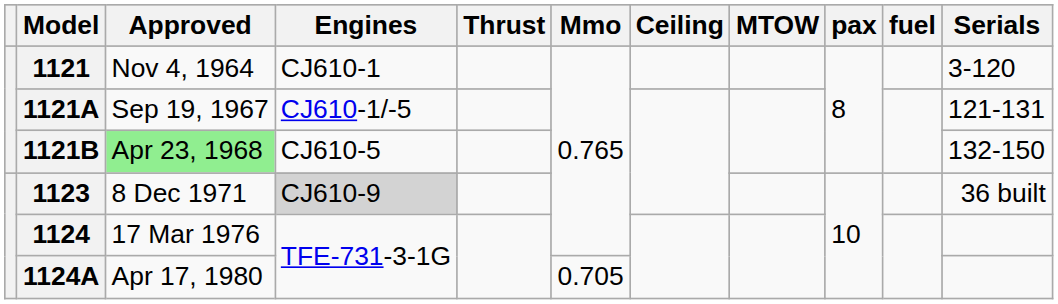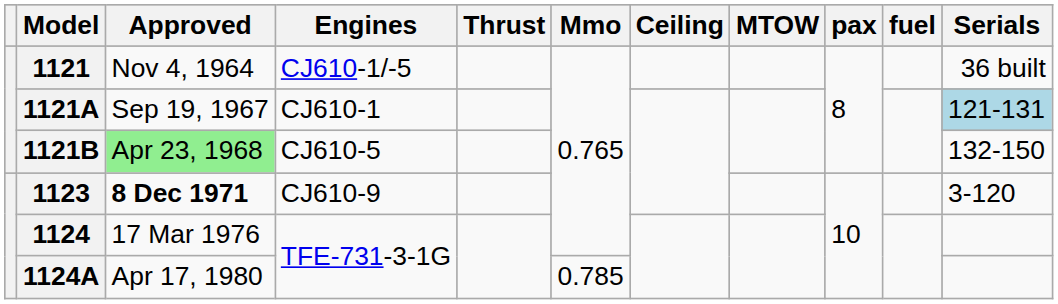(331, 67) CJ610-1 -> (346, 67) CJ610-1/-5
(982, 67) 3-120 -> (997, 67) 36 built
(346, 109) CJ610-1/-5 -> (331, 109) CJ610-1
(996, 109) no background -> (996, 109) lightblue background
(179, 192) normal -> (180, 192) bold
(331, 192) lightgrey background -> (331, 192) no background
(997, 192) 36 built -> (982, 192) 3-120
(591, 276) 0.705 -> (591, 276) 0.785
